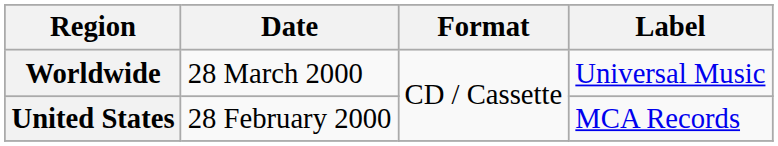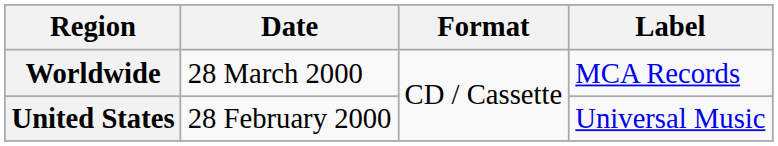(670, 72) Universal Music -> (658, 72) MCA Records
(658, 118) MCA Records -> (670, 118) Universal Music
